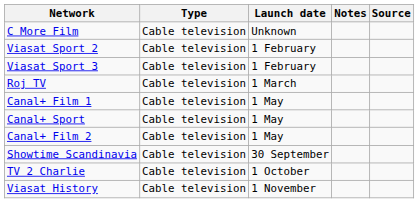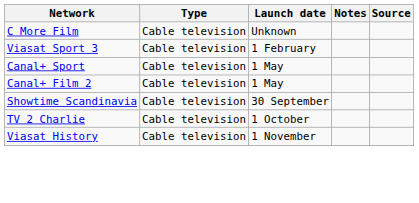- row: (52, 48)
- row: (26, 84)
- row: (49, 101)
